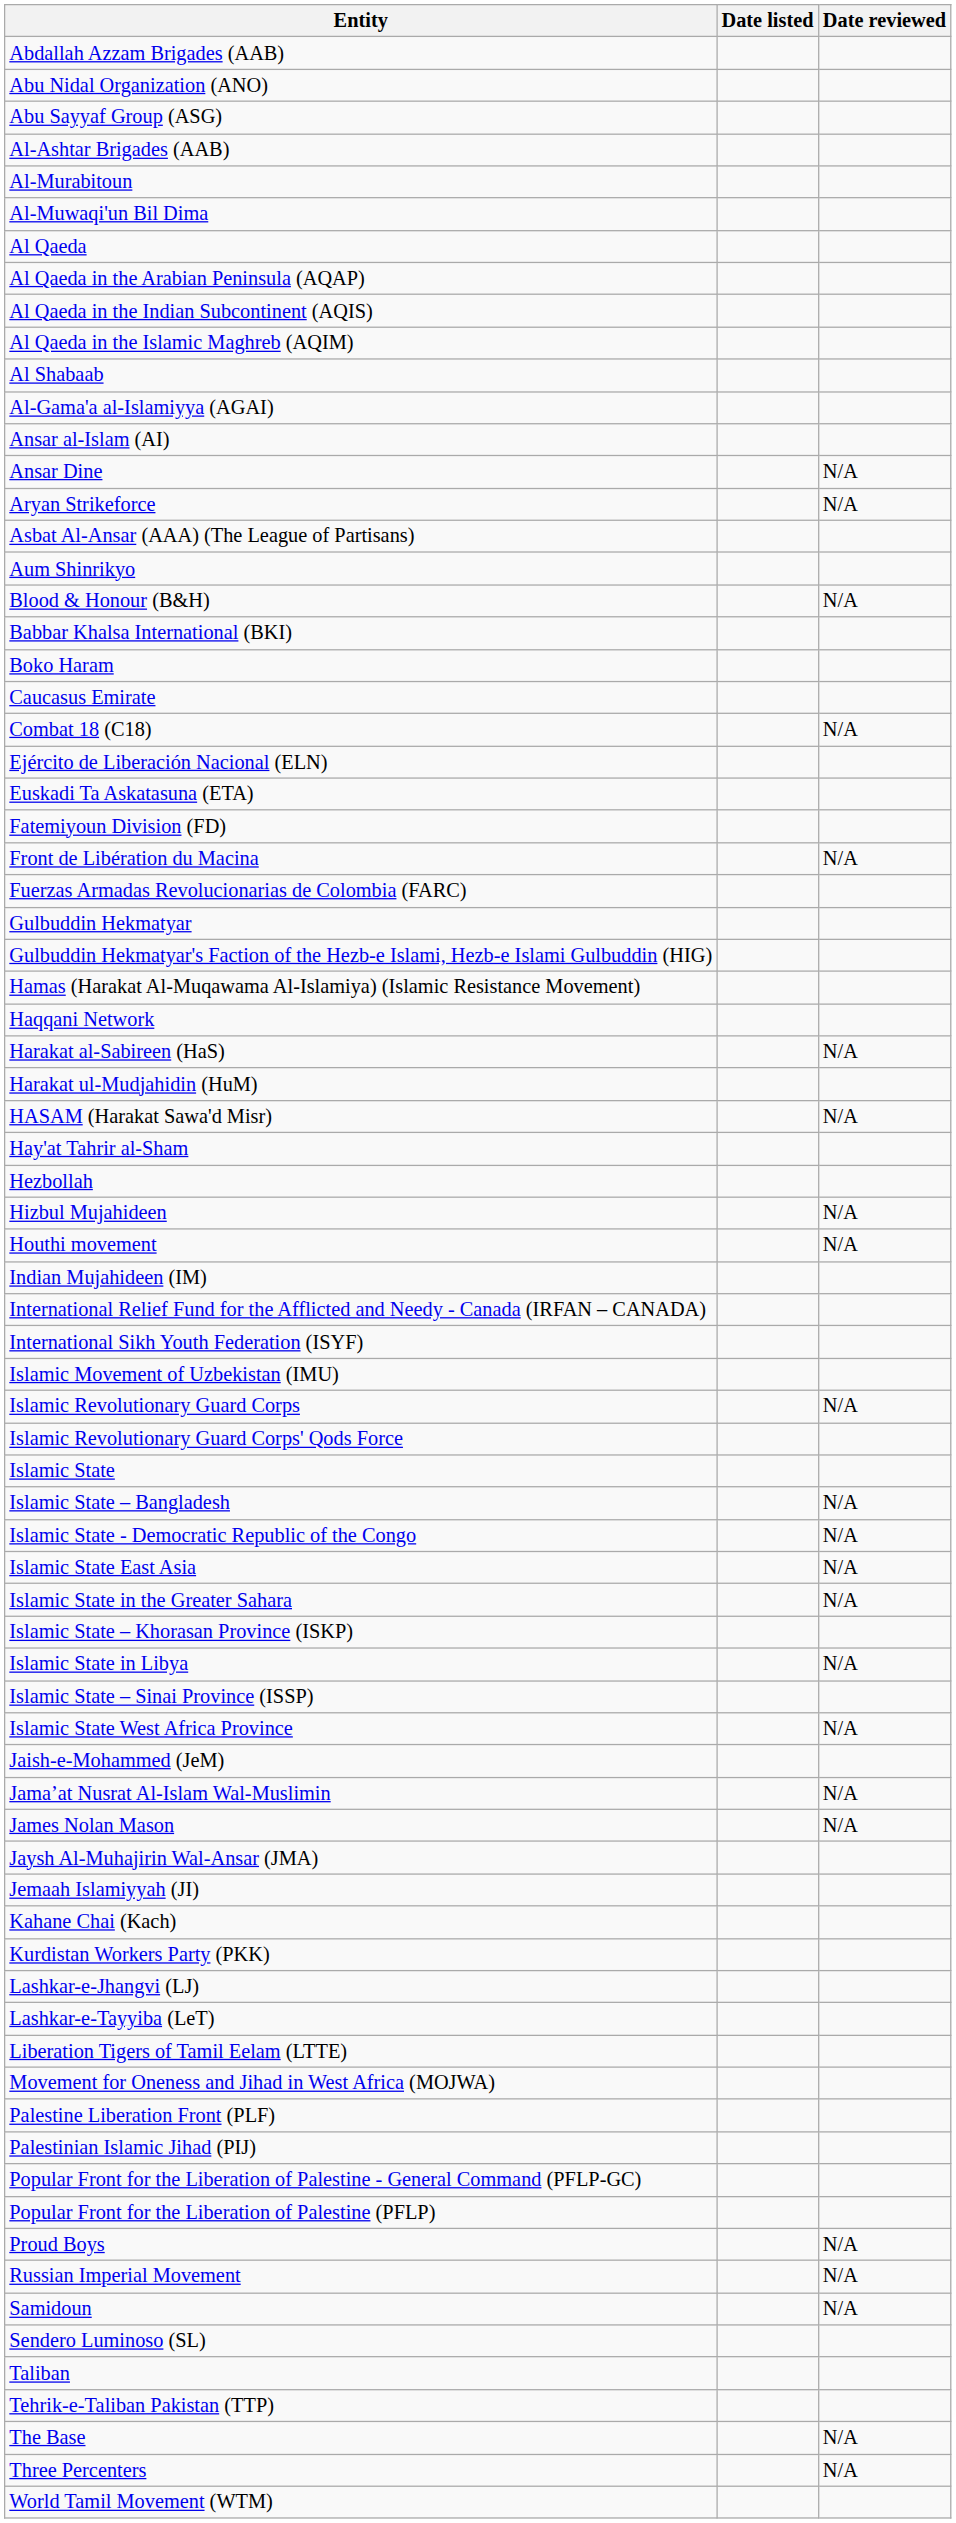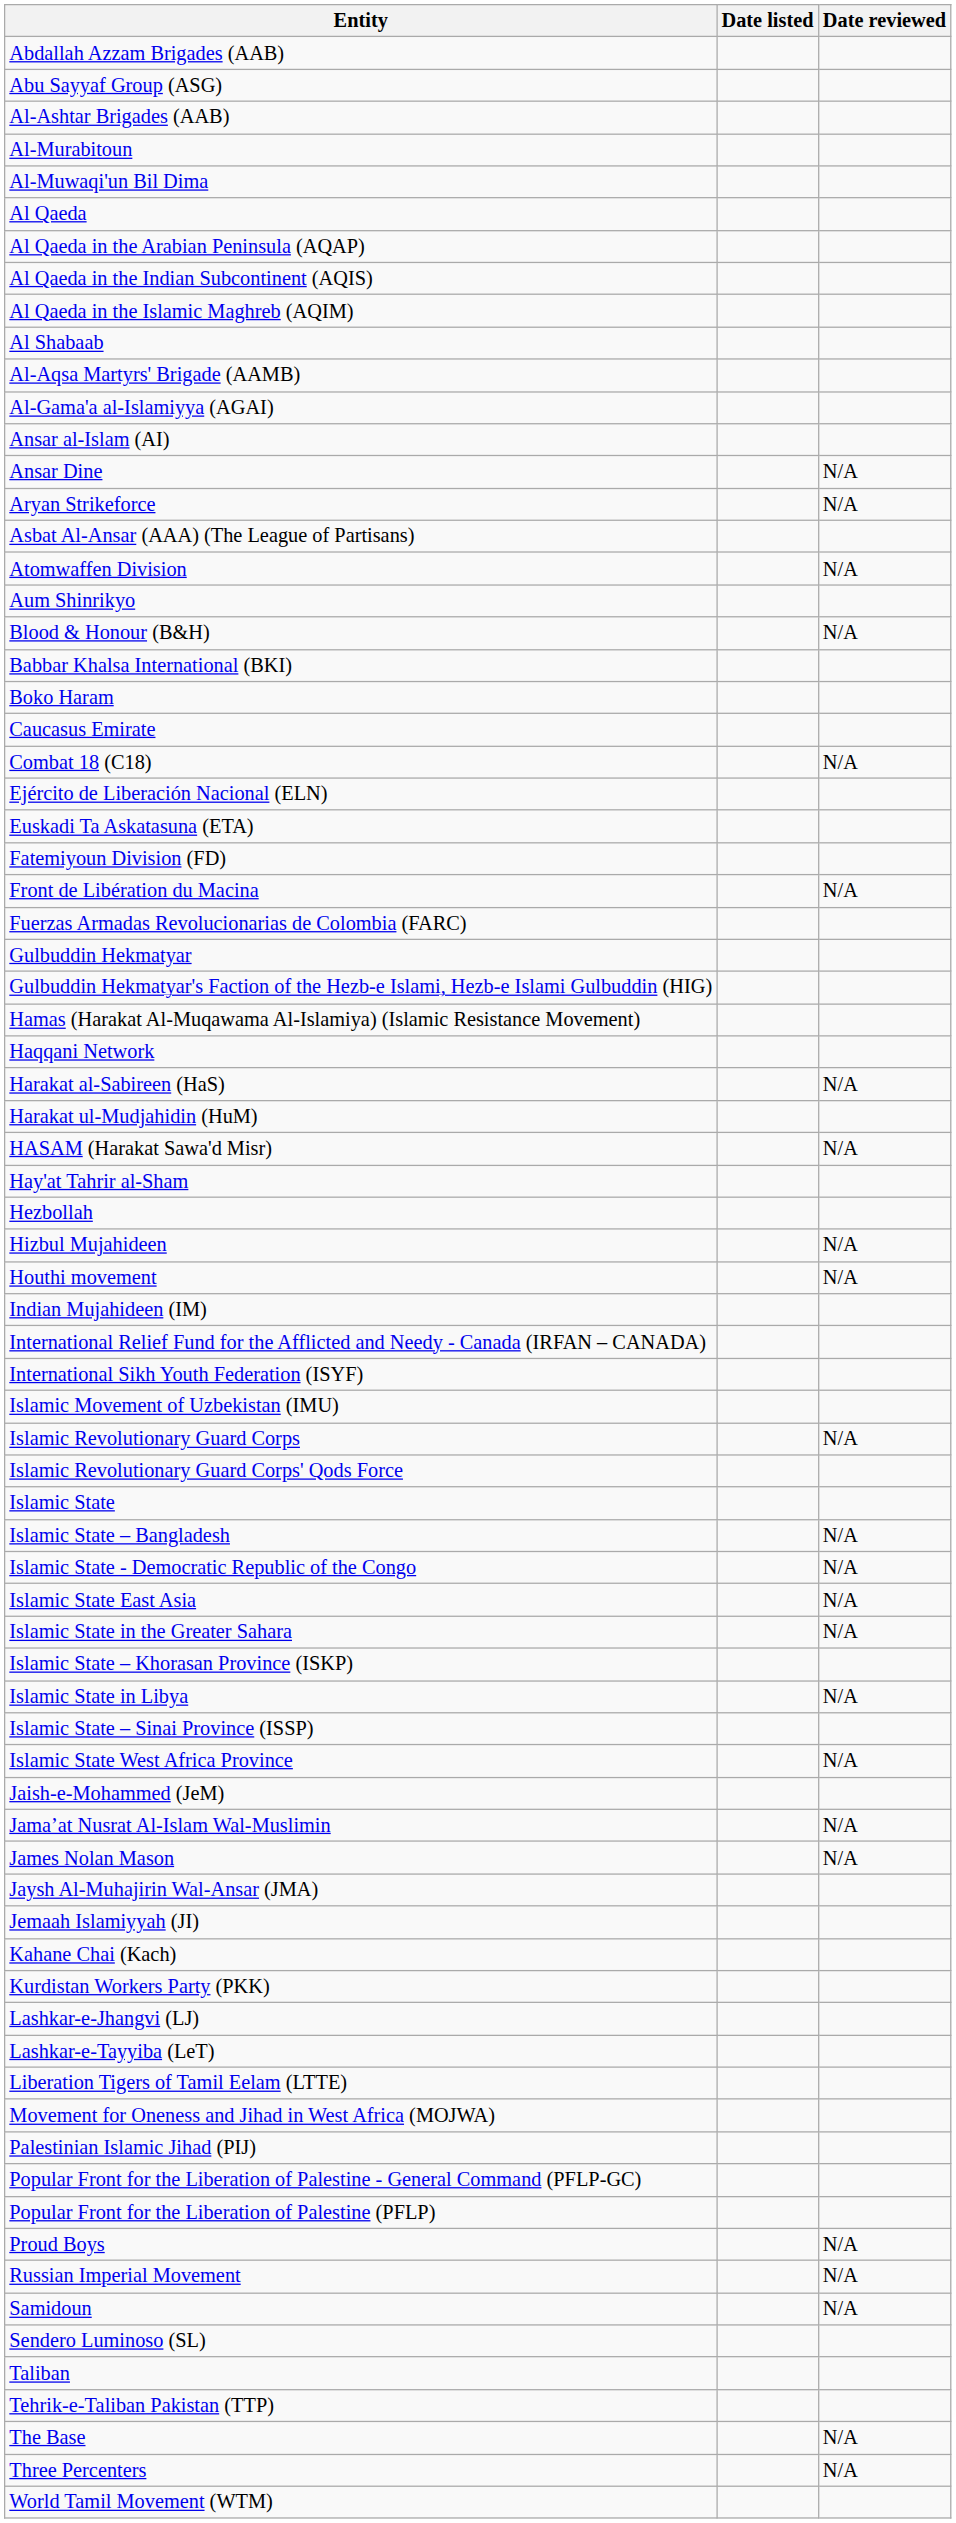- row: (139, 85)
+ row: (155, 375)
+ row: (98, 568)
- row: (142, 2115)
